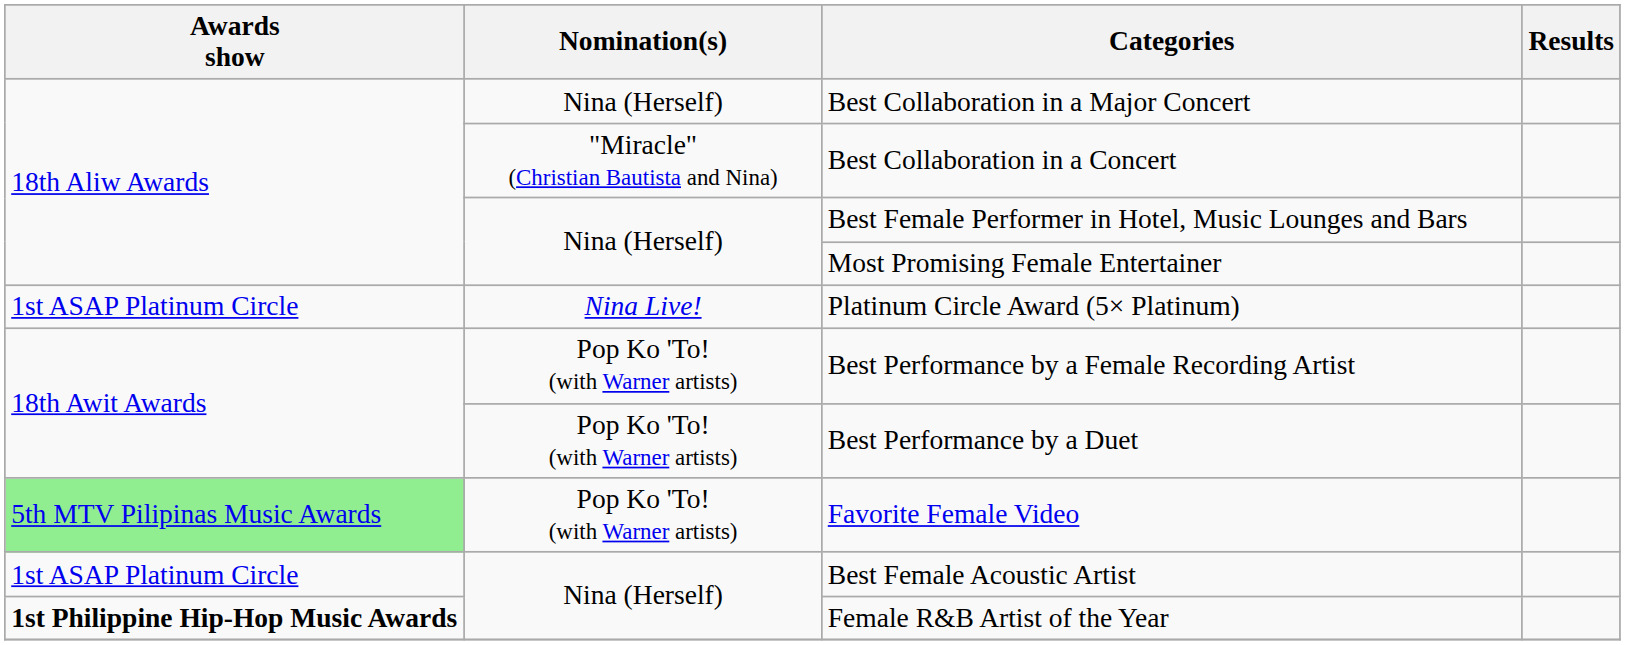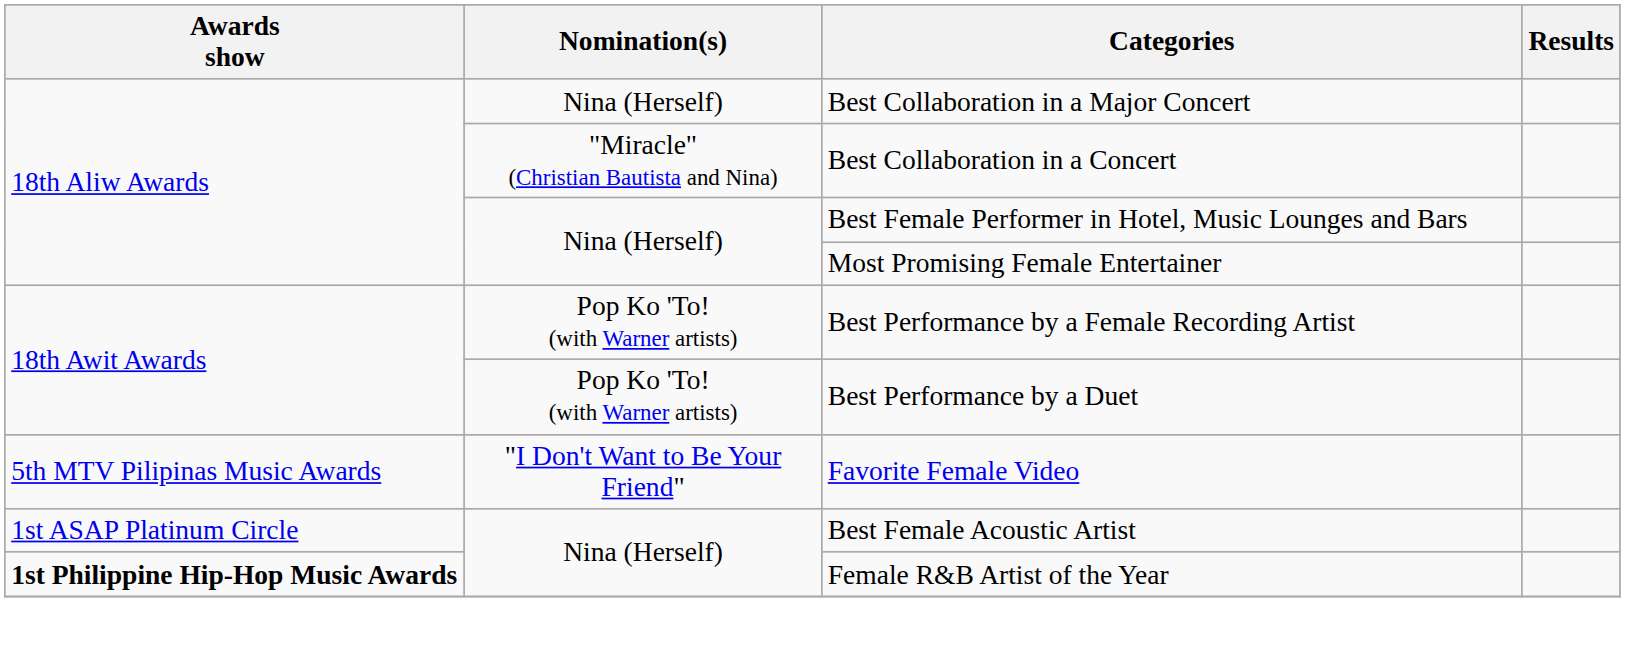- row: (1034, 306)
(196, 514) lightgreen background -> (196, 471) no background
(643, 514) Pop Ko 'To! (with Warner artists) -> (643, 471) "I Don't Want to Be Your Friend"
